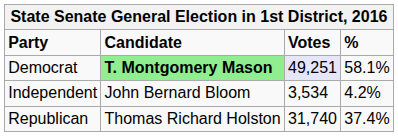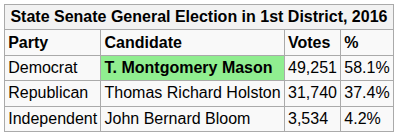(312, 67) lavender background -> (312, 67) no background
rows swapped: (48, 118) <-> (53, 93)
